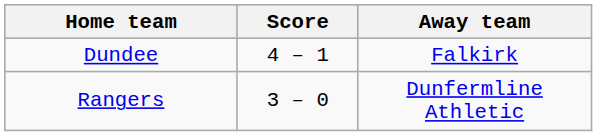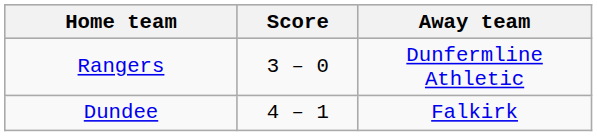rows swapped: (121, 55) <-> (121, 101)
